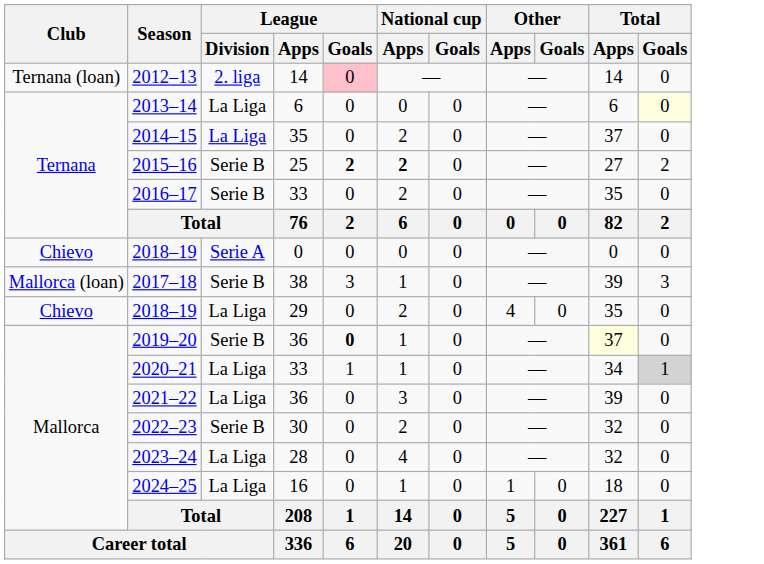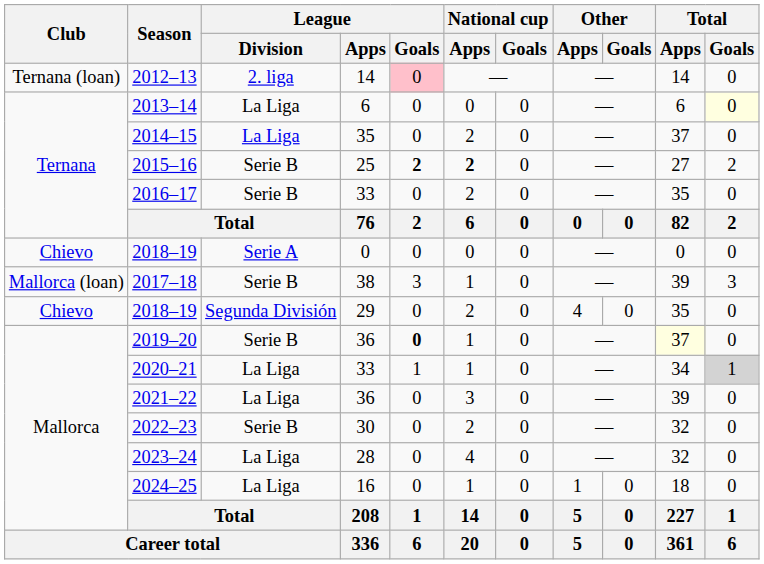(237, 310) La Liga -> (271, 310) Segunda División
